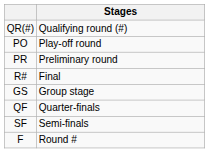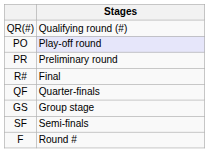(70, 44) no background -> (70, 44) lavender background
rows swapped: (20, 92) <-> (20, 108)
